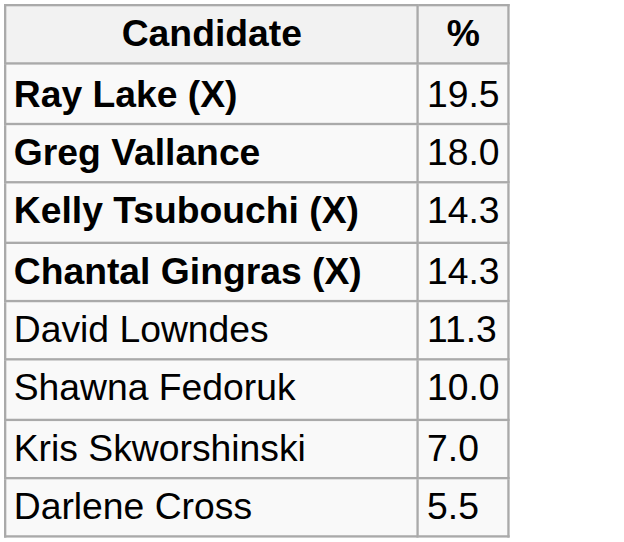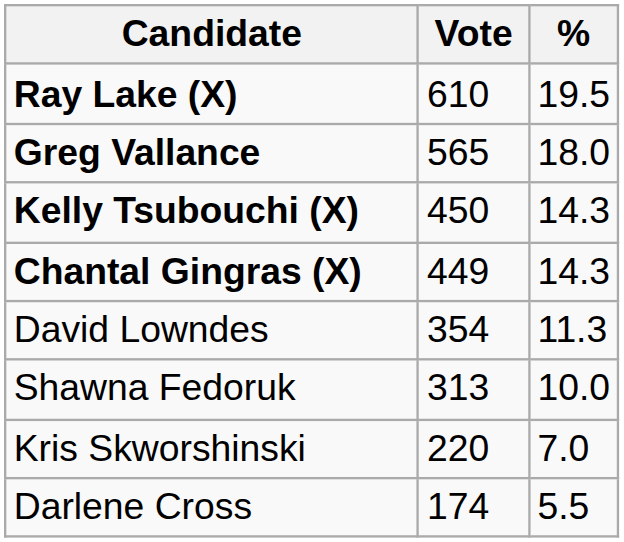+ column: (474, 34)
